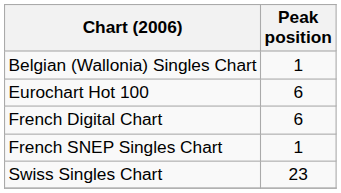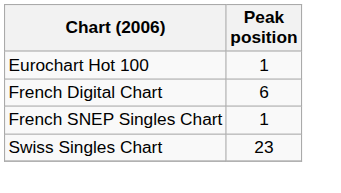- row: (133, 65)
(298, 92) 6 -> (264, 65) 1
